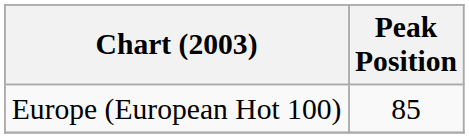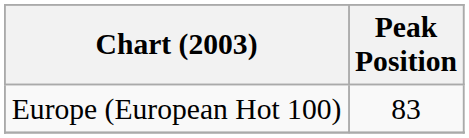(406, 108) 85 -> (406, 108) 83
